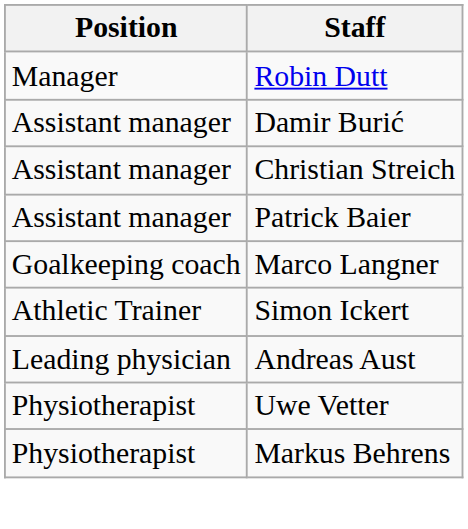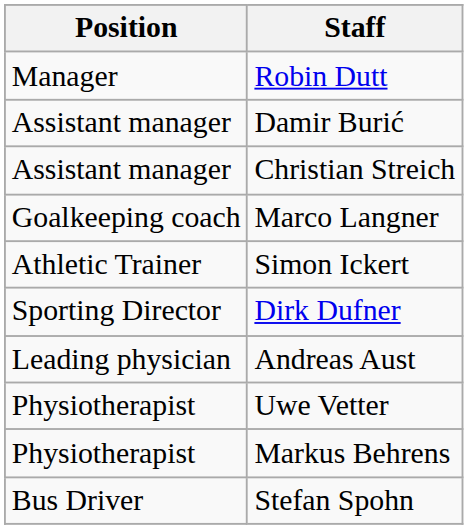- row: (332, 216)
+ row: (328, 311)
+ row: (334, 500)
